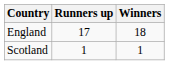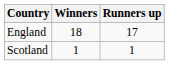columns swapped: (140, 13) <-> (84, 13)
